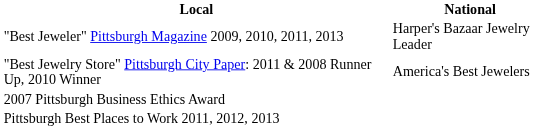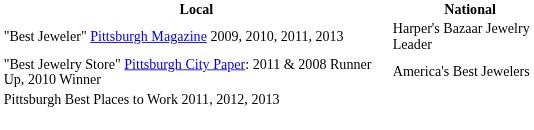- row: (114, 99)
